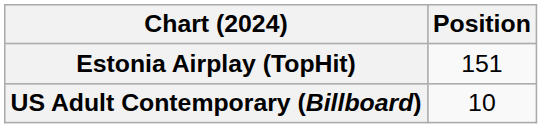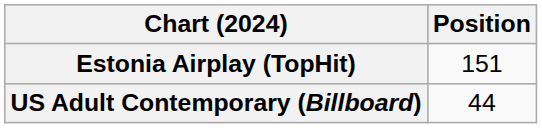(482, 102) 10 -> (482, 102) 44
